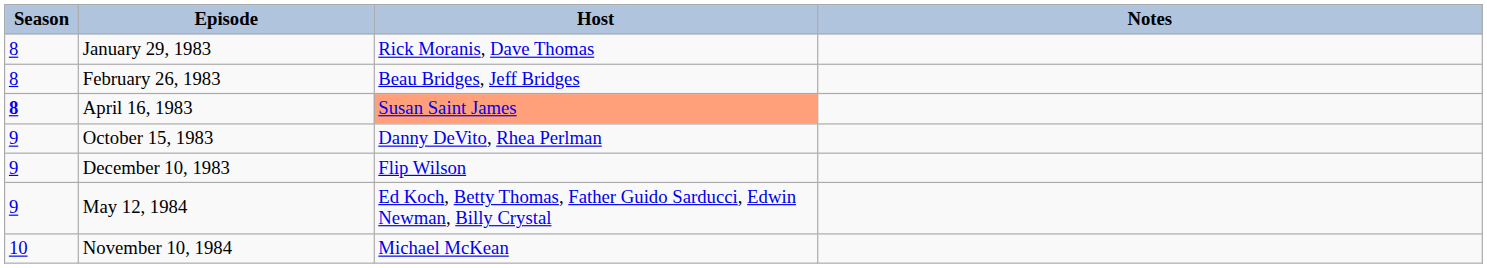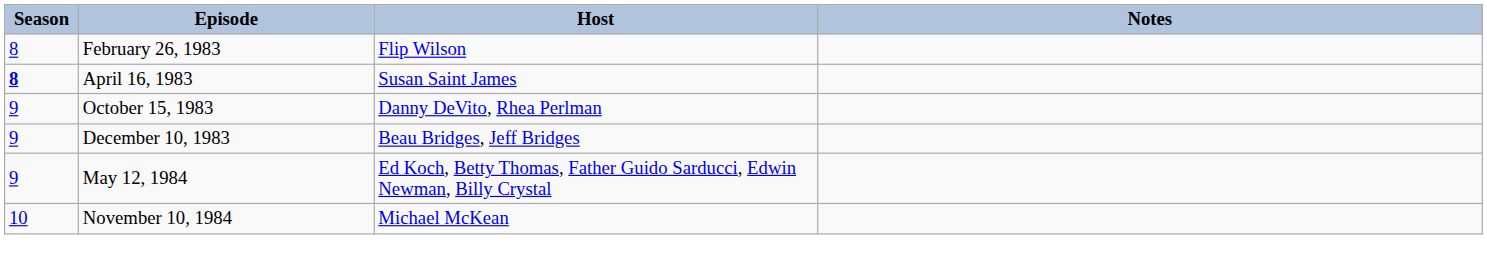- row: (147, 49)
(479, 78) Beau Bridges, Jeff Bridges -> (422, 49) Flip Wilson
(447, 108) lightsalmon background -> (447, 78) no background
(422, 167) Flip Wilson -> (479, 138) Beau Bridges, Jeff Bridges
